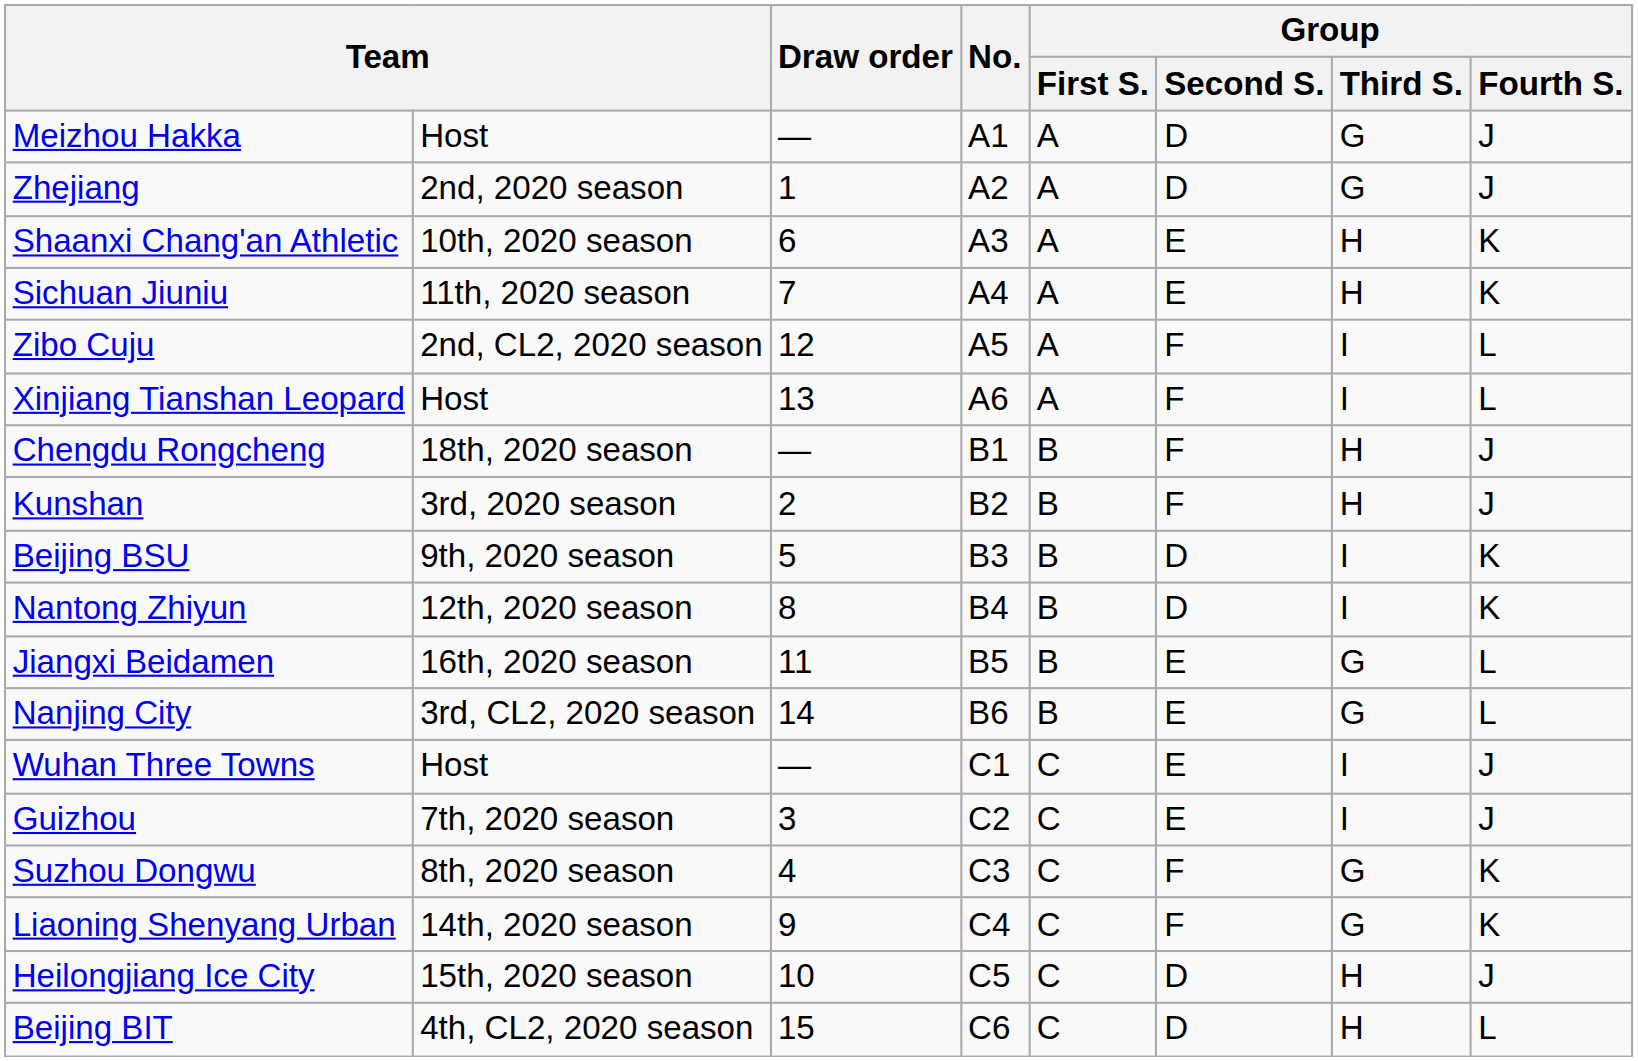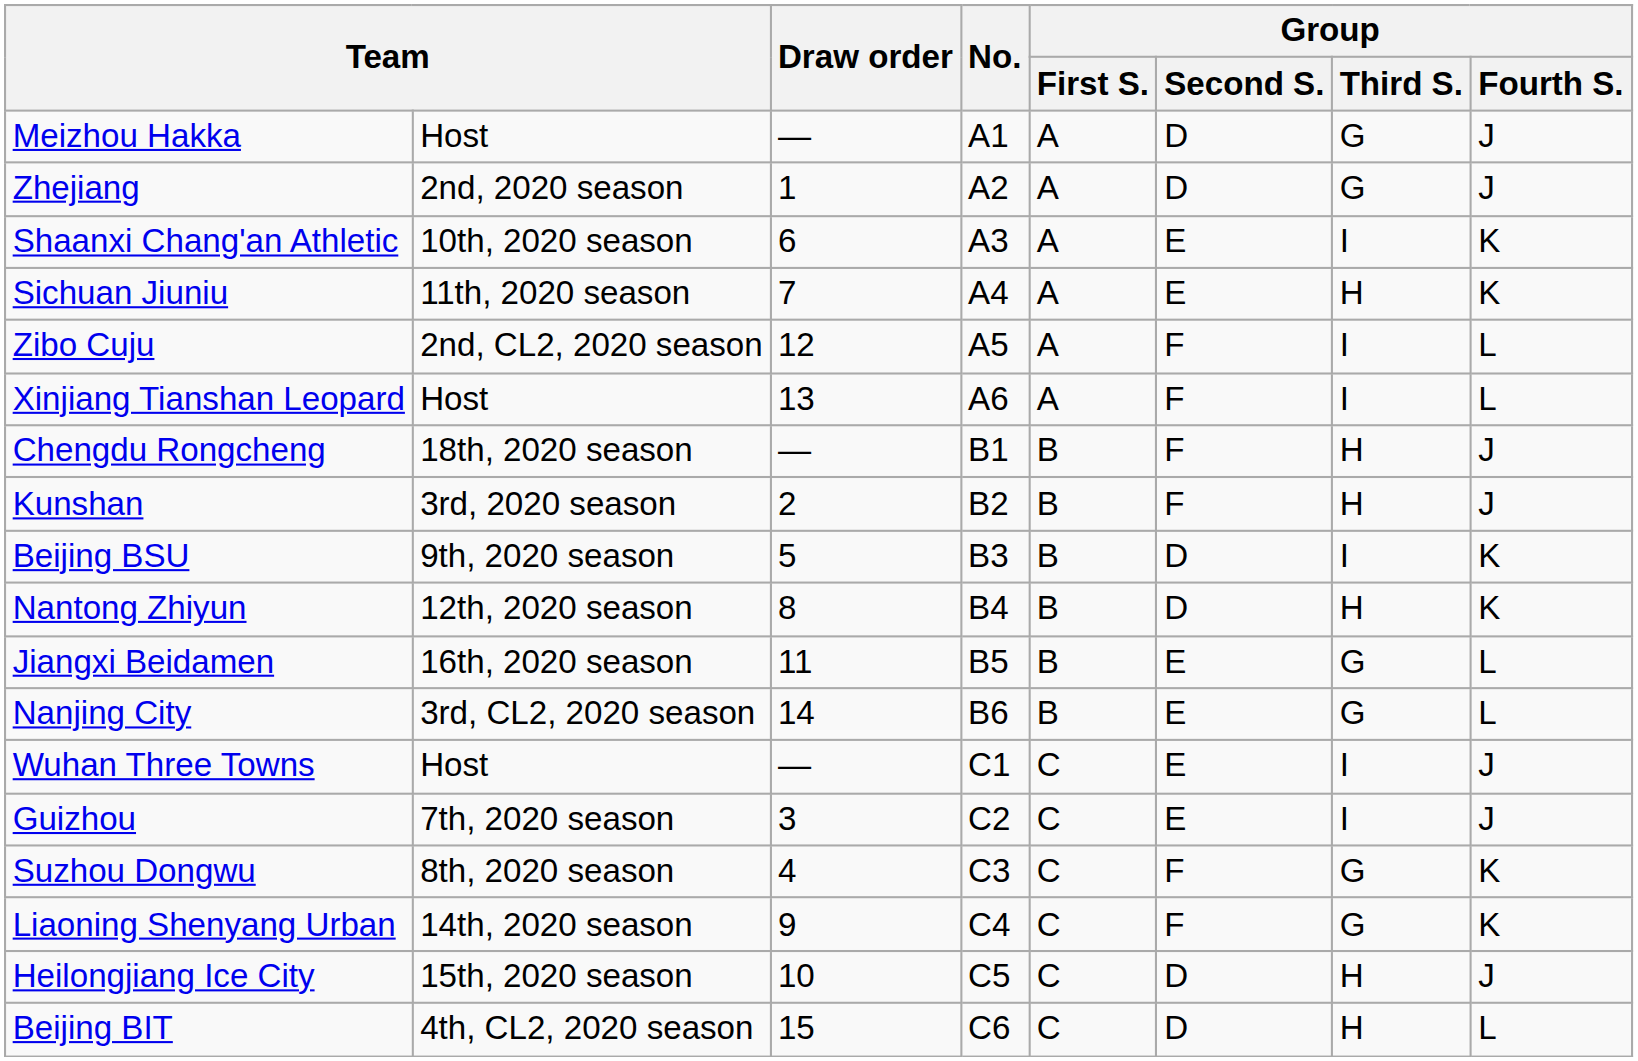(1352, 240) H -> (1344, 240) I
(1344, 608) I -> (1352, 608) H
